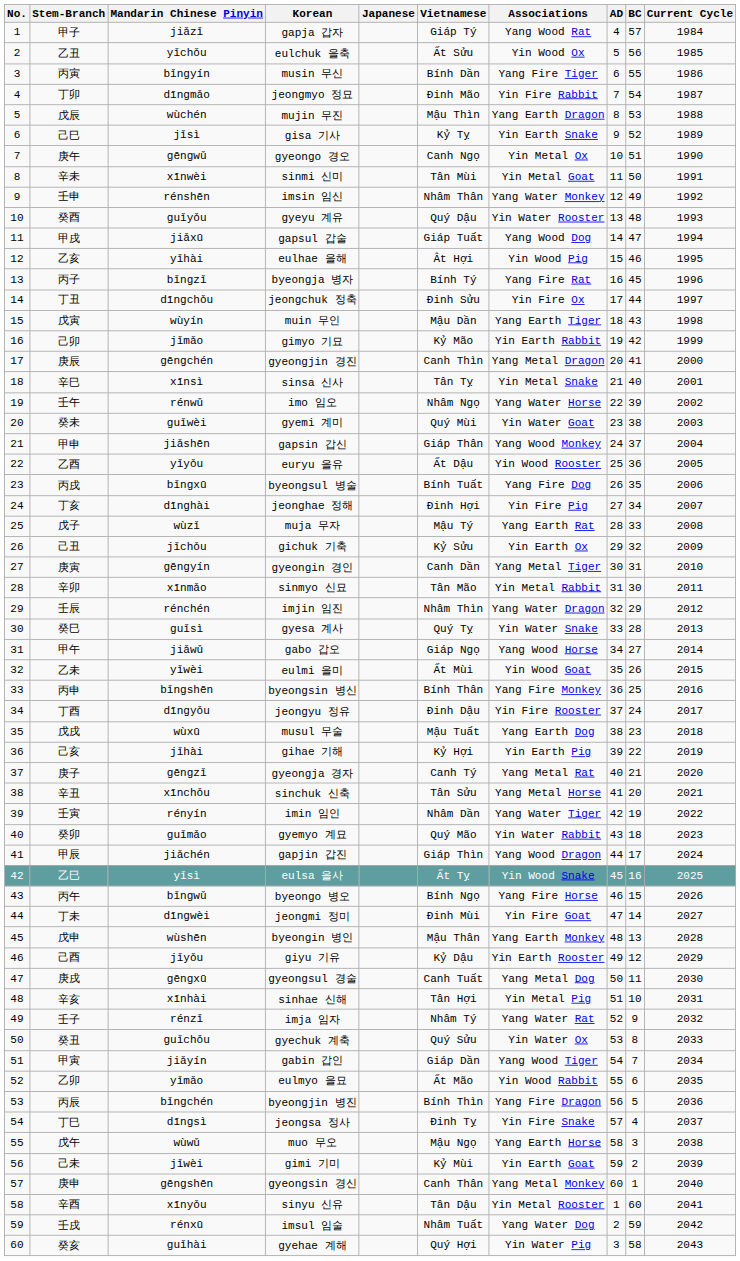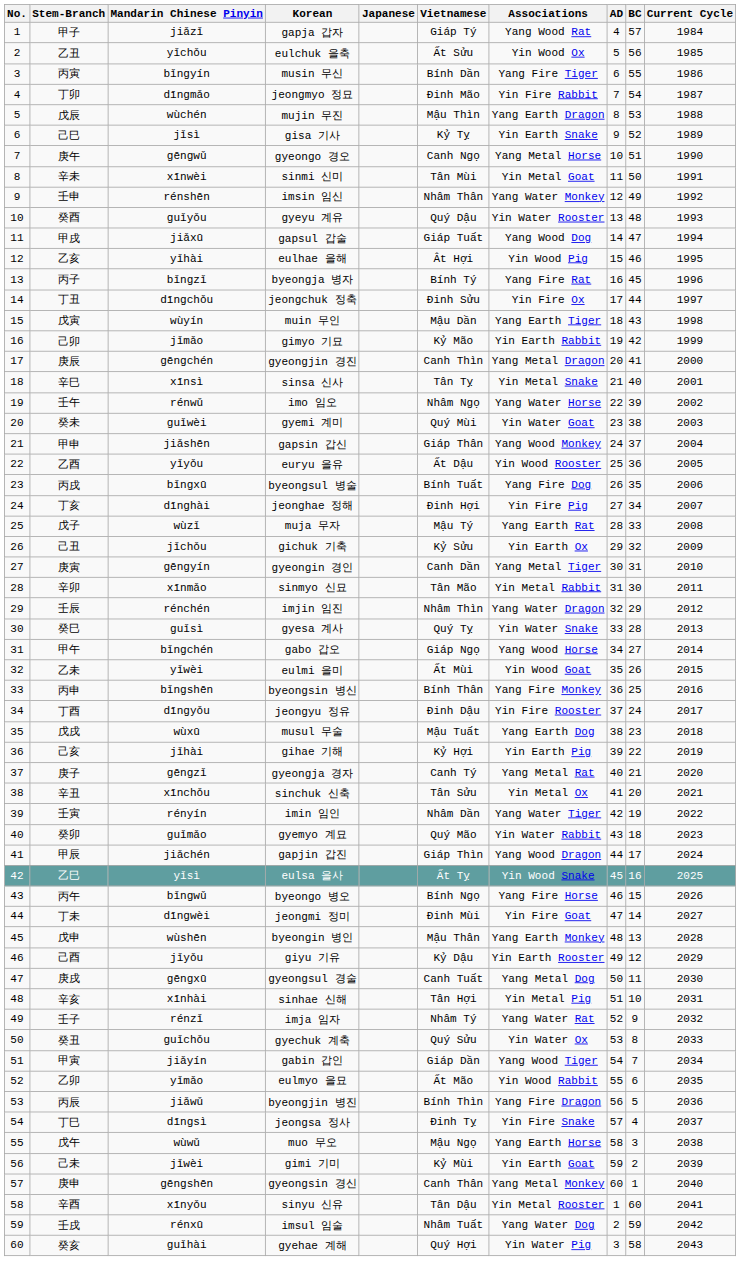(548, 156) Yin Metal Ox -> (548, 156) Yang Metal Horse
(187, 649) jiǎwǔ -> (187, 649) bǐngchén
(548, 793) Yang Metal Horse -> (548, 793) Yin Metal Ox
(187, 1102) bǐngchén -> (187, 1102) jiǎwǔ
